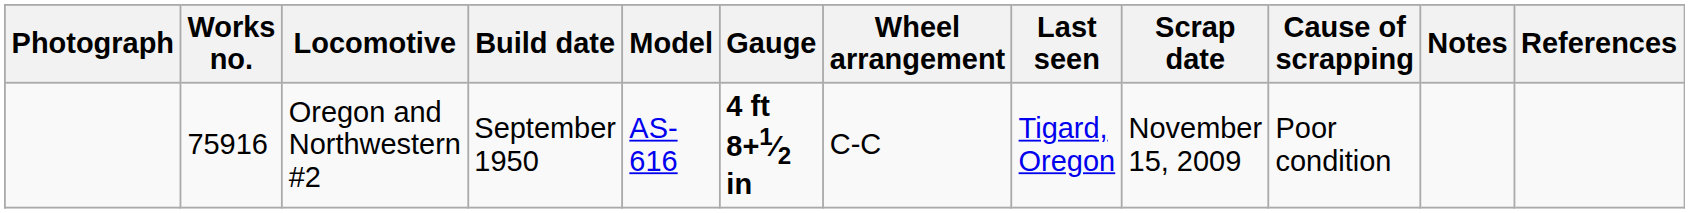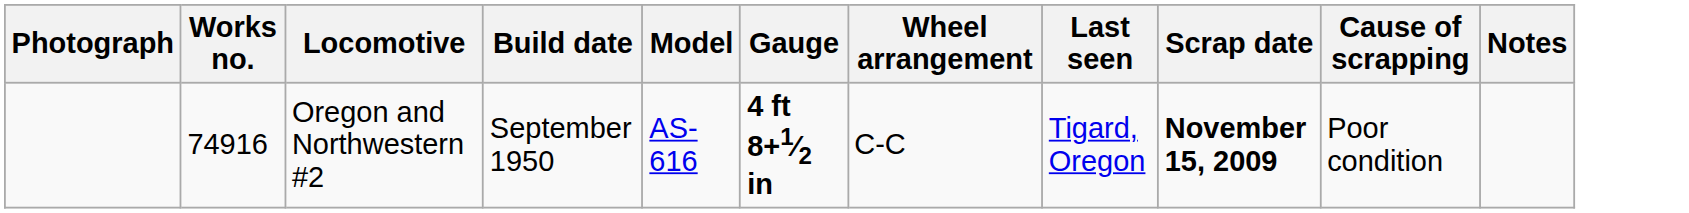- column: (1599, 43)
(228, 145) 75916 -> (228, 145) 74916
(1195, 145) normal -> (1236, 145) bold
